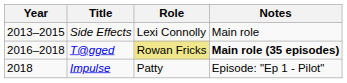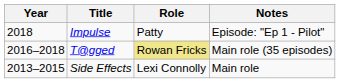rows swapped: (101, 31) <-> (90, 68)
(276, 50) bold -> (272, 50) normal
